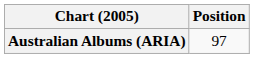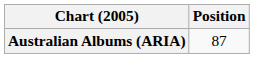(219, 41) 97 -> (219, 41) 87
